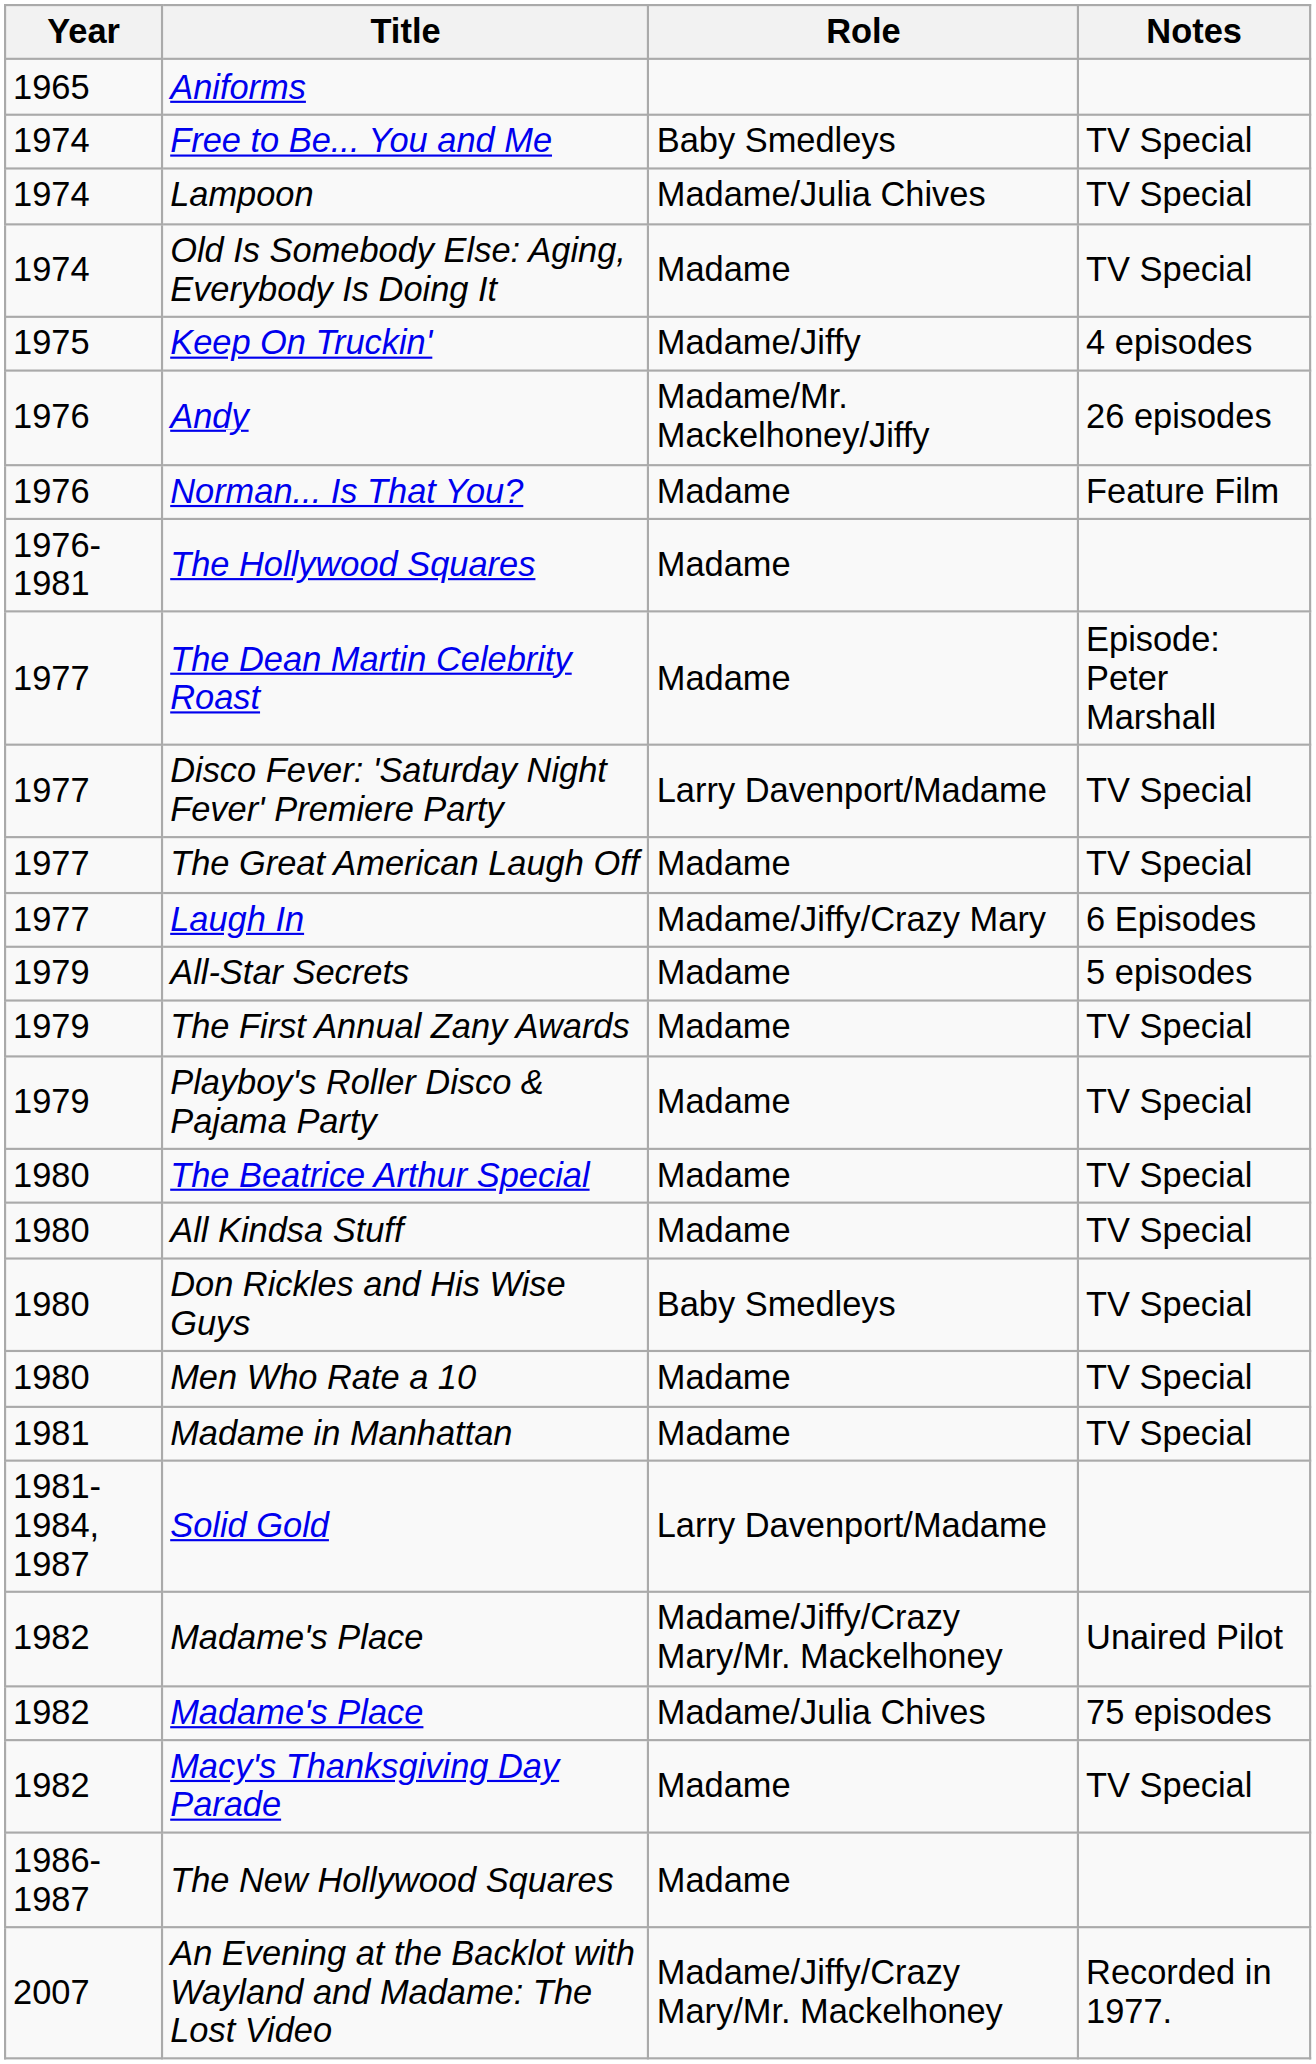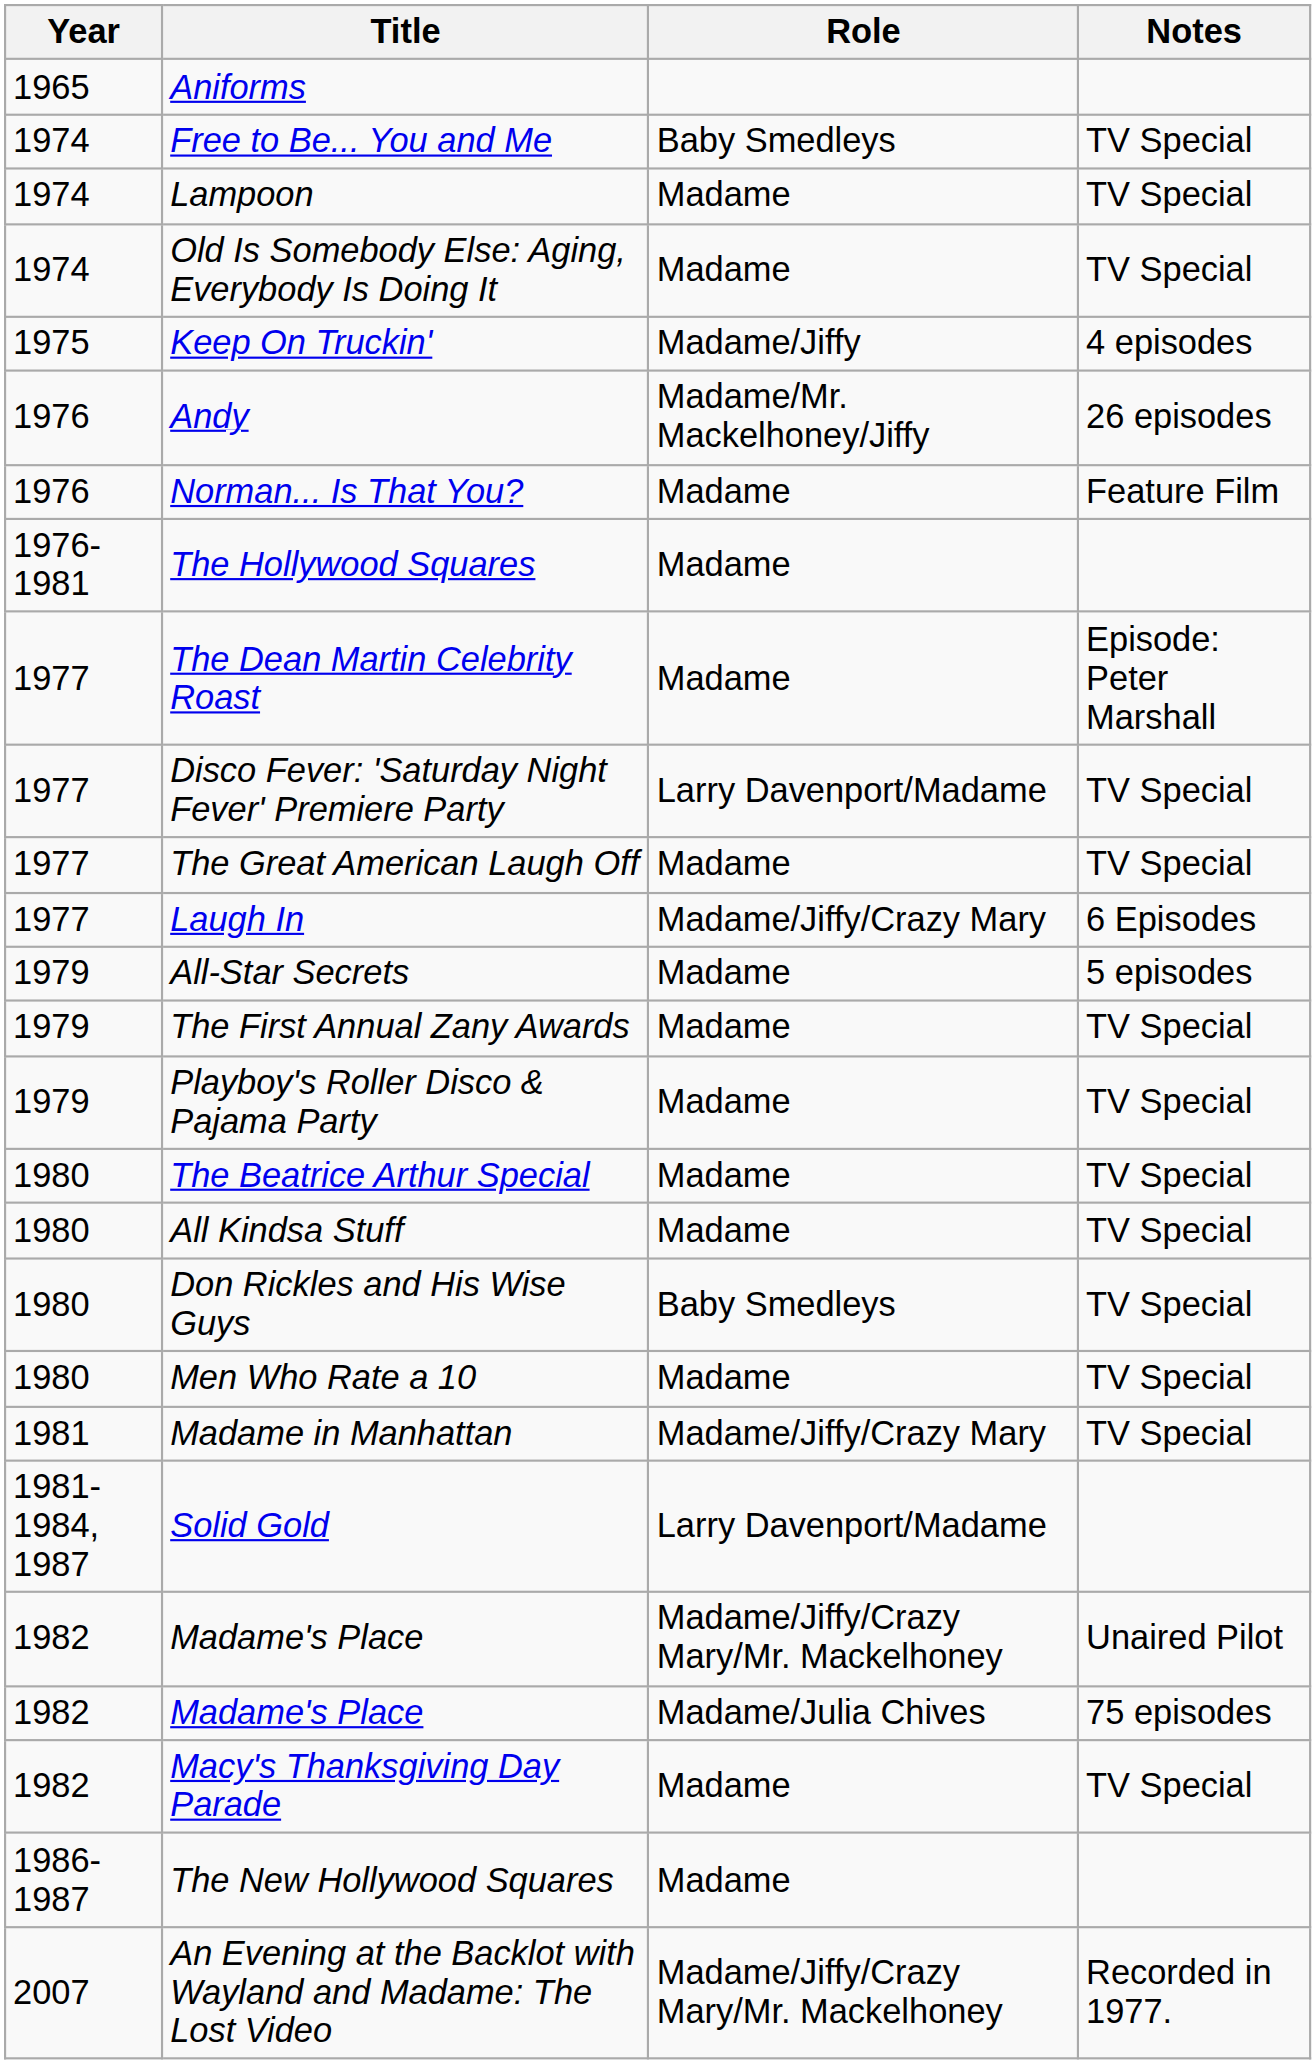(821, 195) Madame/Julia Chives -> (724, 195) Madame
(724, 1432) Madame -> (851, 1432) Madame/Jiffy/Crazy Mary
